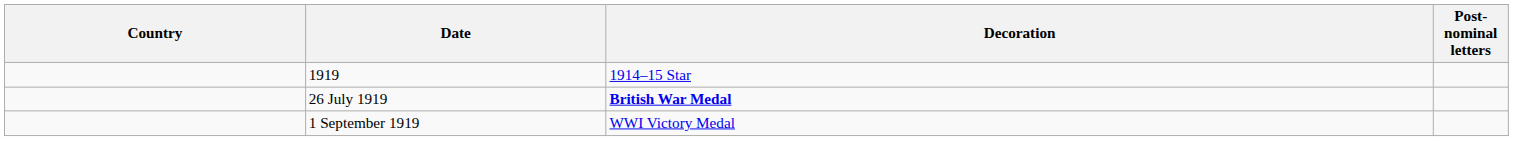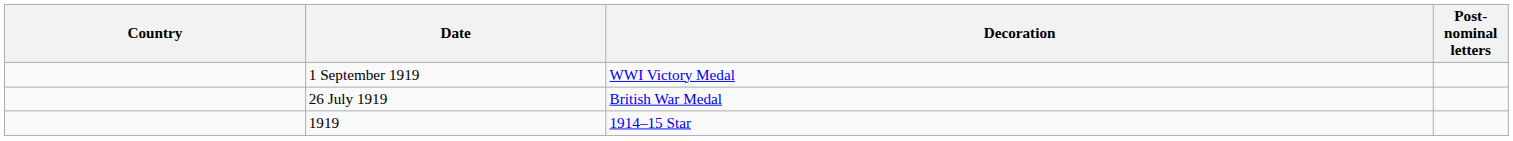rows swapped: (324, 74) <-> (364, 123)
(670, 98) bold -> (666, 98) normal
